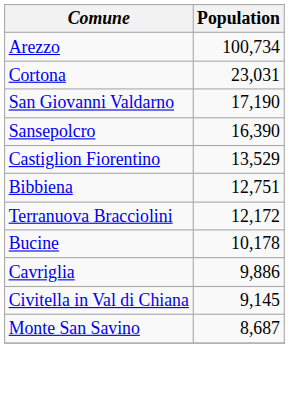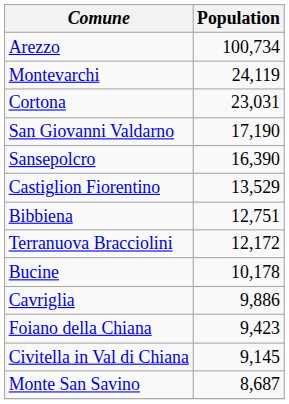+ row: (54, 74)
+ row: (80, 328)
